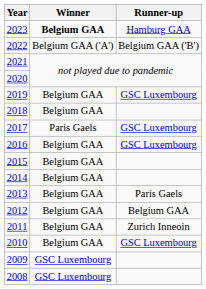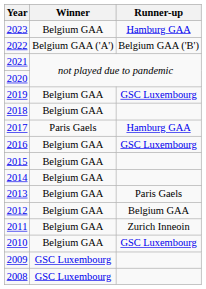(73, 29) bold -> (73, 29) normal
(159, 128) GSC Luxembourg -> (159, 128) Hamburg GAA
